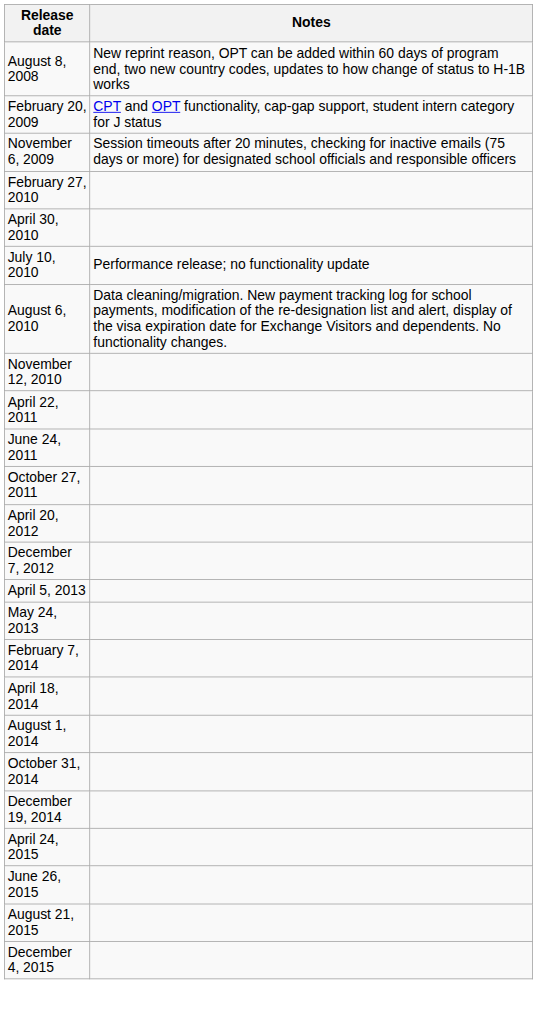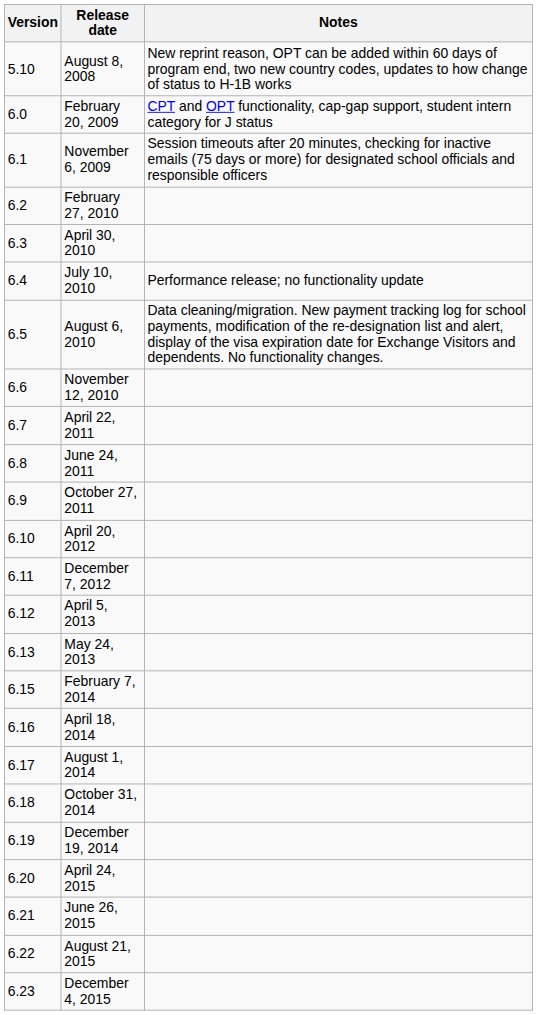+ column: (33, 23)
